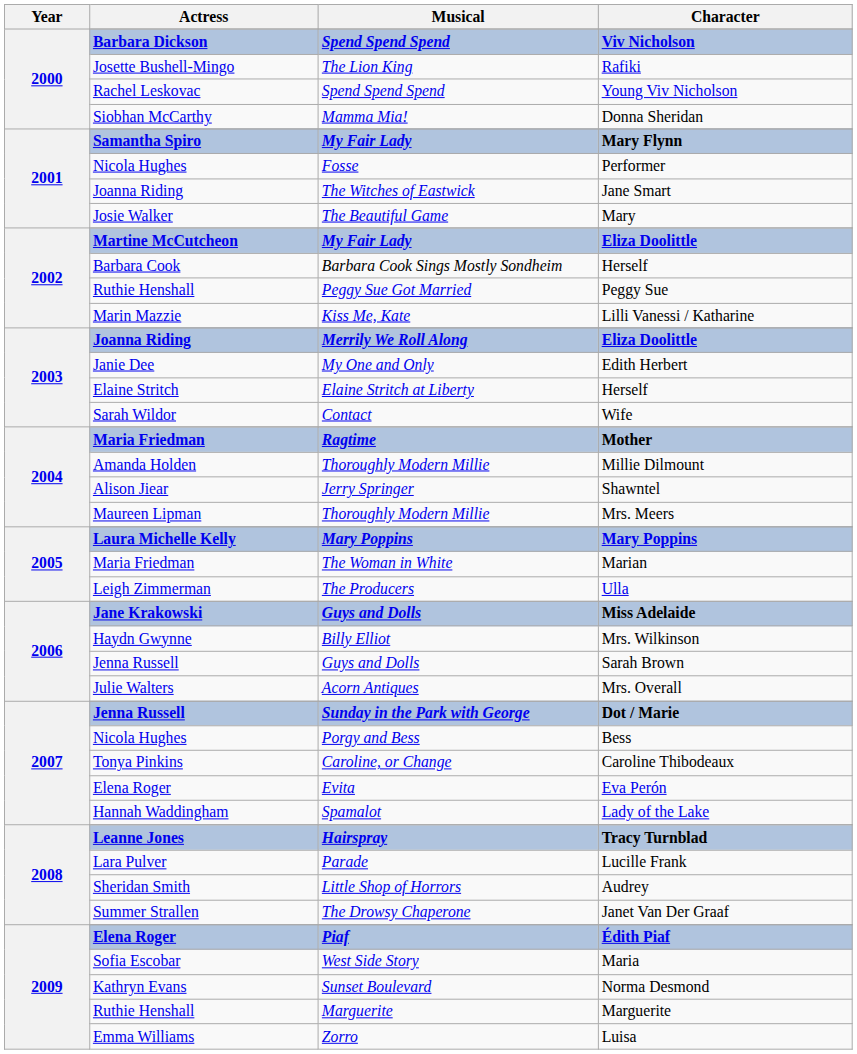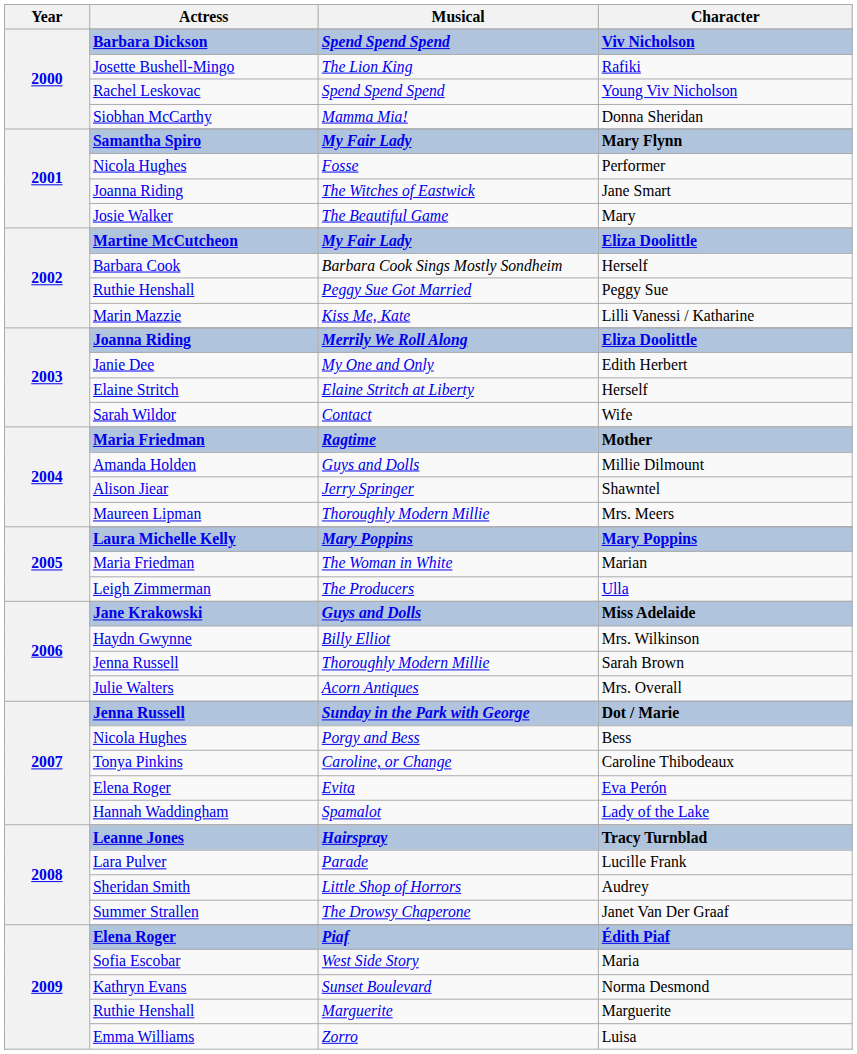(406, 464) Thoroughly Modern Millie -> (371, 464) Guys and Dolls
(371, 663) Guys and Dolls -> (406, 663) Thoroughly Modern Millie
